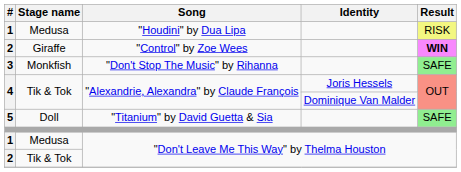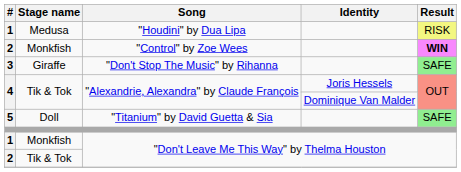(49, 48) Giraffe -> (49, 48) Monkfish
(49, 65) Monkfish -> (49, 65) Giraffe
(49, 140) Medusa -> (49, 140) Monkfish
